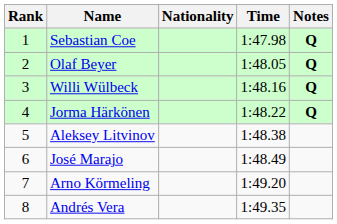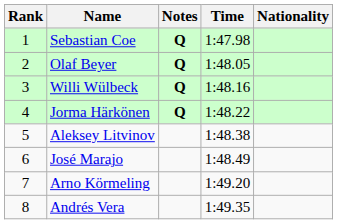columns swapped: (198, 16) <-> (311, 16)
